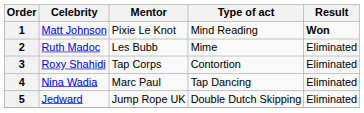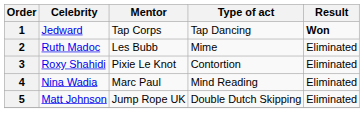(74, 30) Matt Johnson -> (62, 30) Jedward
(144, 30) Pixie Le Knot -> (137, 30) Tap Corps
(224, 30) Mind Reading -> (221, 30) Tap Dancing
(137, 64) Tap Corps -> (144, 64) Pixie Le Knot
(221, 82) Tap Dancing -> (224, 82) Mind Reading
(62, 99) Jedward -> (74, 99) Matt Johnson
